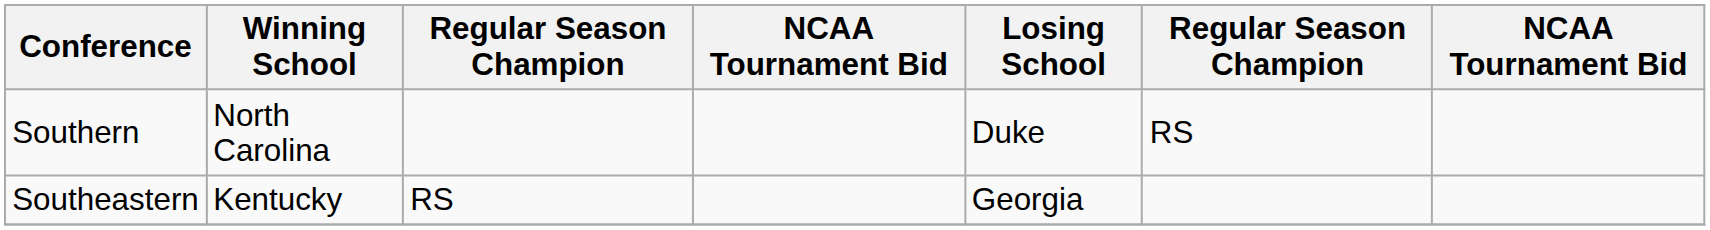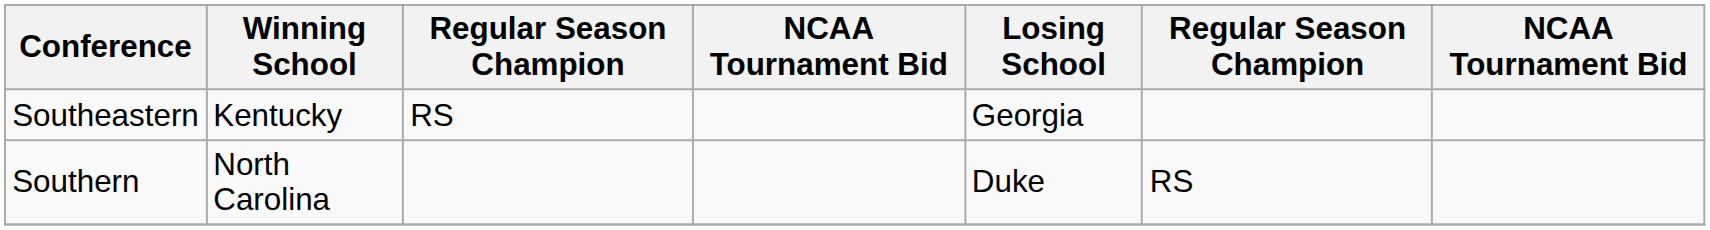rows swapped: (105, 199) <-> (76, 132)
